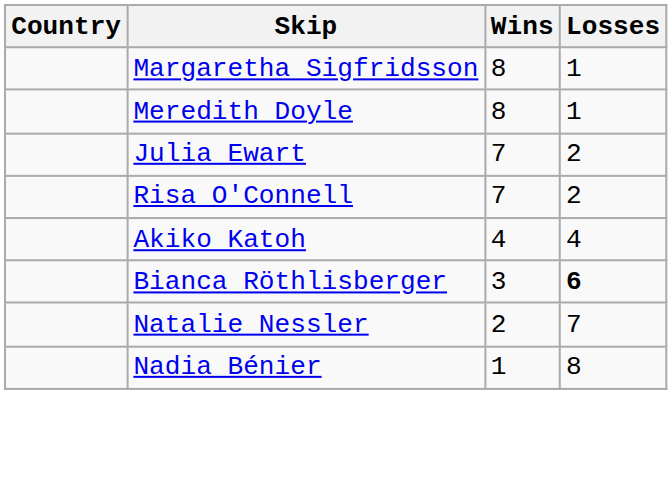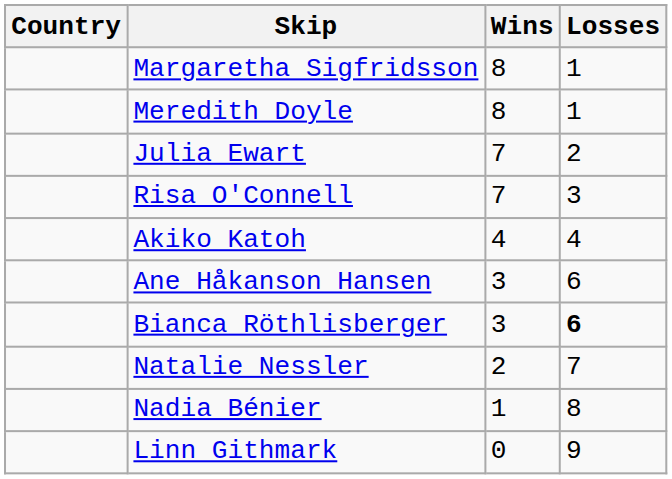(574, 197) 2 -> (574, 197) 3
+ row: (282, 282)
+ row: (235, 452)
